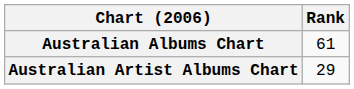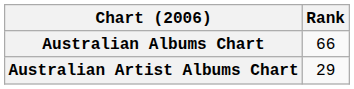(326, 44) 61 -> (326, 44) 66
